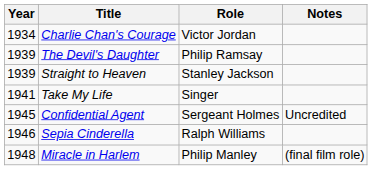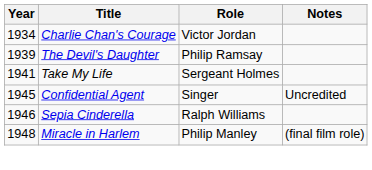- row: (94, 74)
(200, 94) Singer -> (230, 74) Sergeant Holmes
(230, 114) Sergeant Holmes -> (200, 94) Singer
